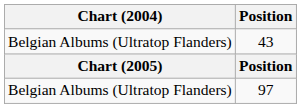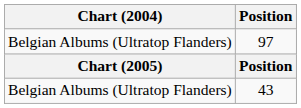rows swapped: (266, 41) <-> (266, 90)
